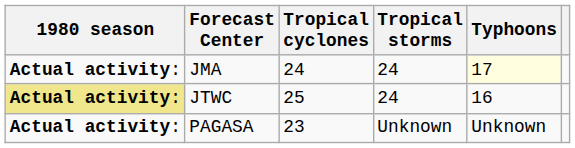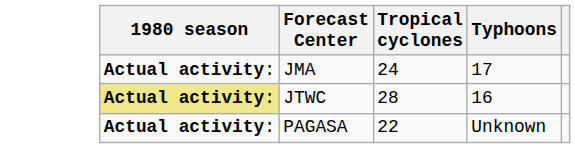- column: (420, 30)
(482, 70) lightyellow background -> (482, 70) no background
(294, 99) 25 -> (388, 99) 28
(294, 128) 23 -> (388, 128) 22
